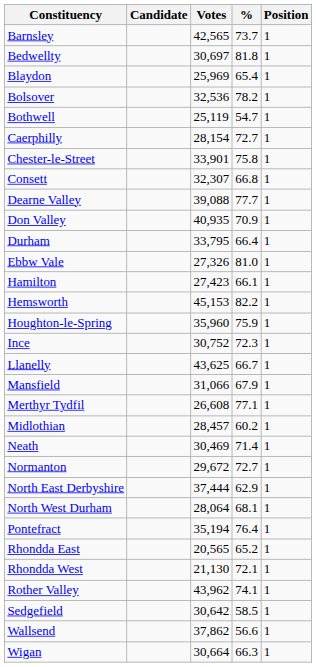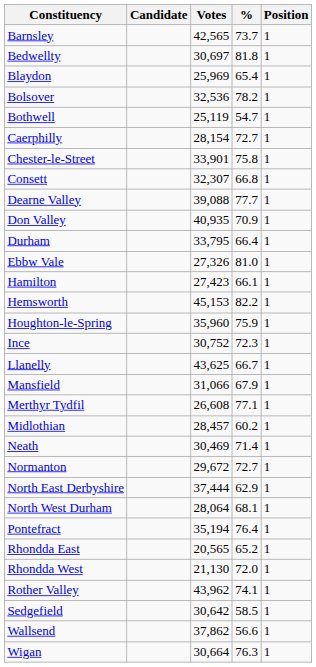(247, 569) 72.1 -> (247, 569) 72.0
(247, 651) 66.3 -> (247, 651) 76.3
